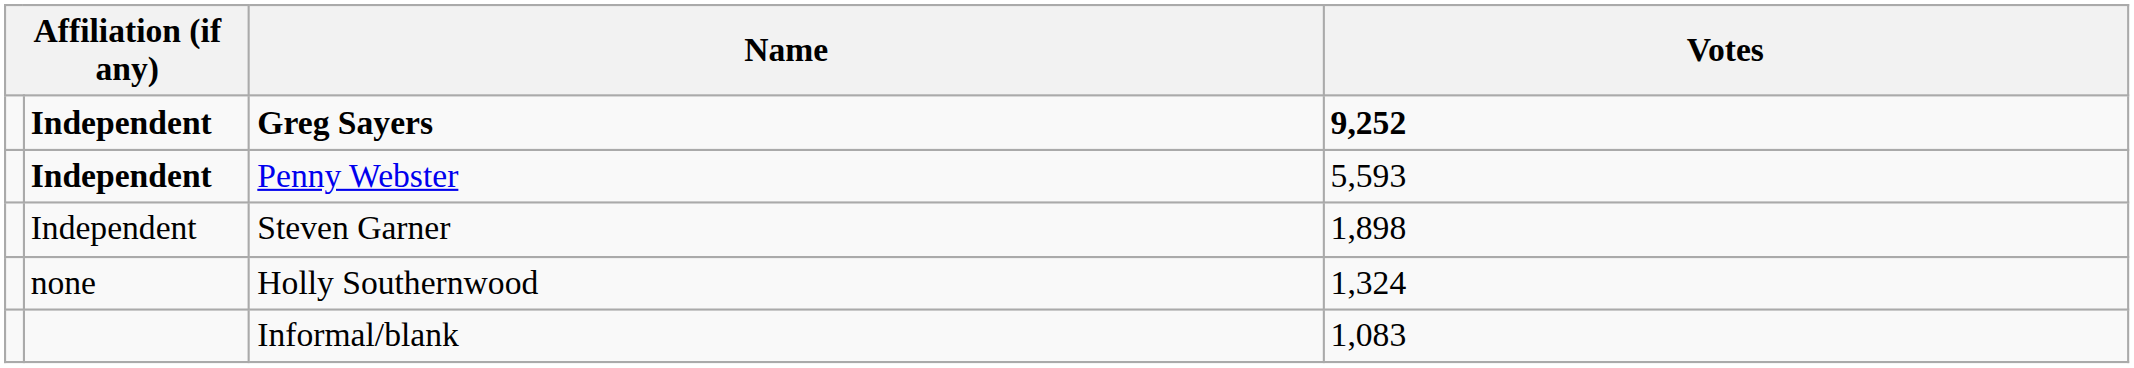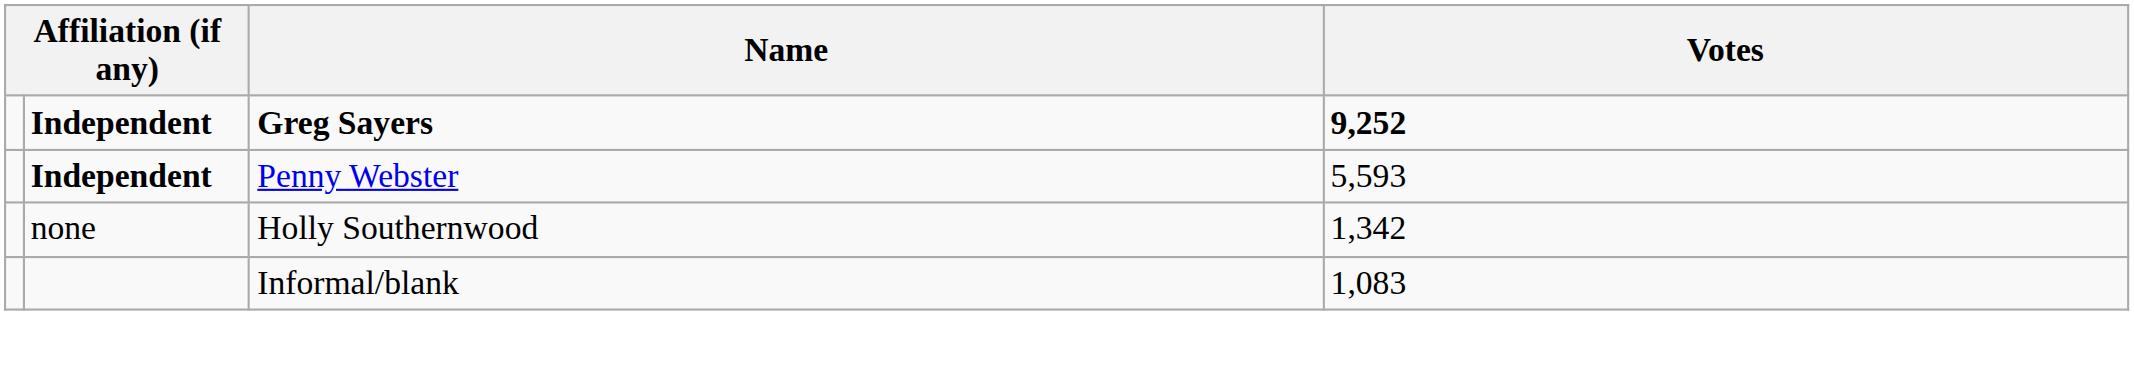- row: (354, 228)
(1368, 282) 1,324 -> (1368, 228) 1,342
